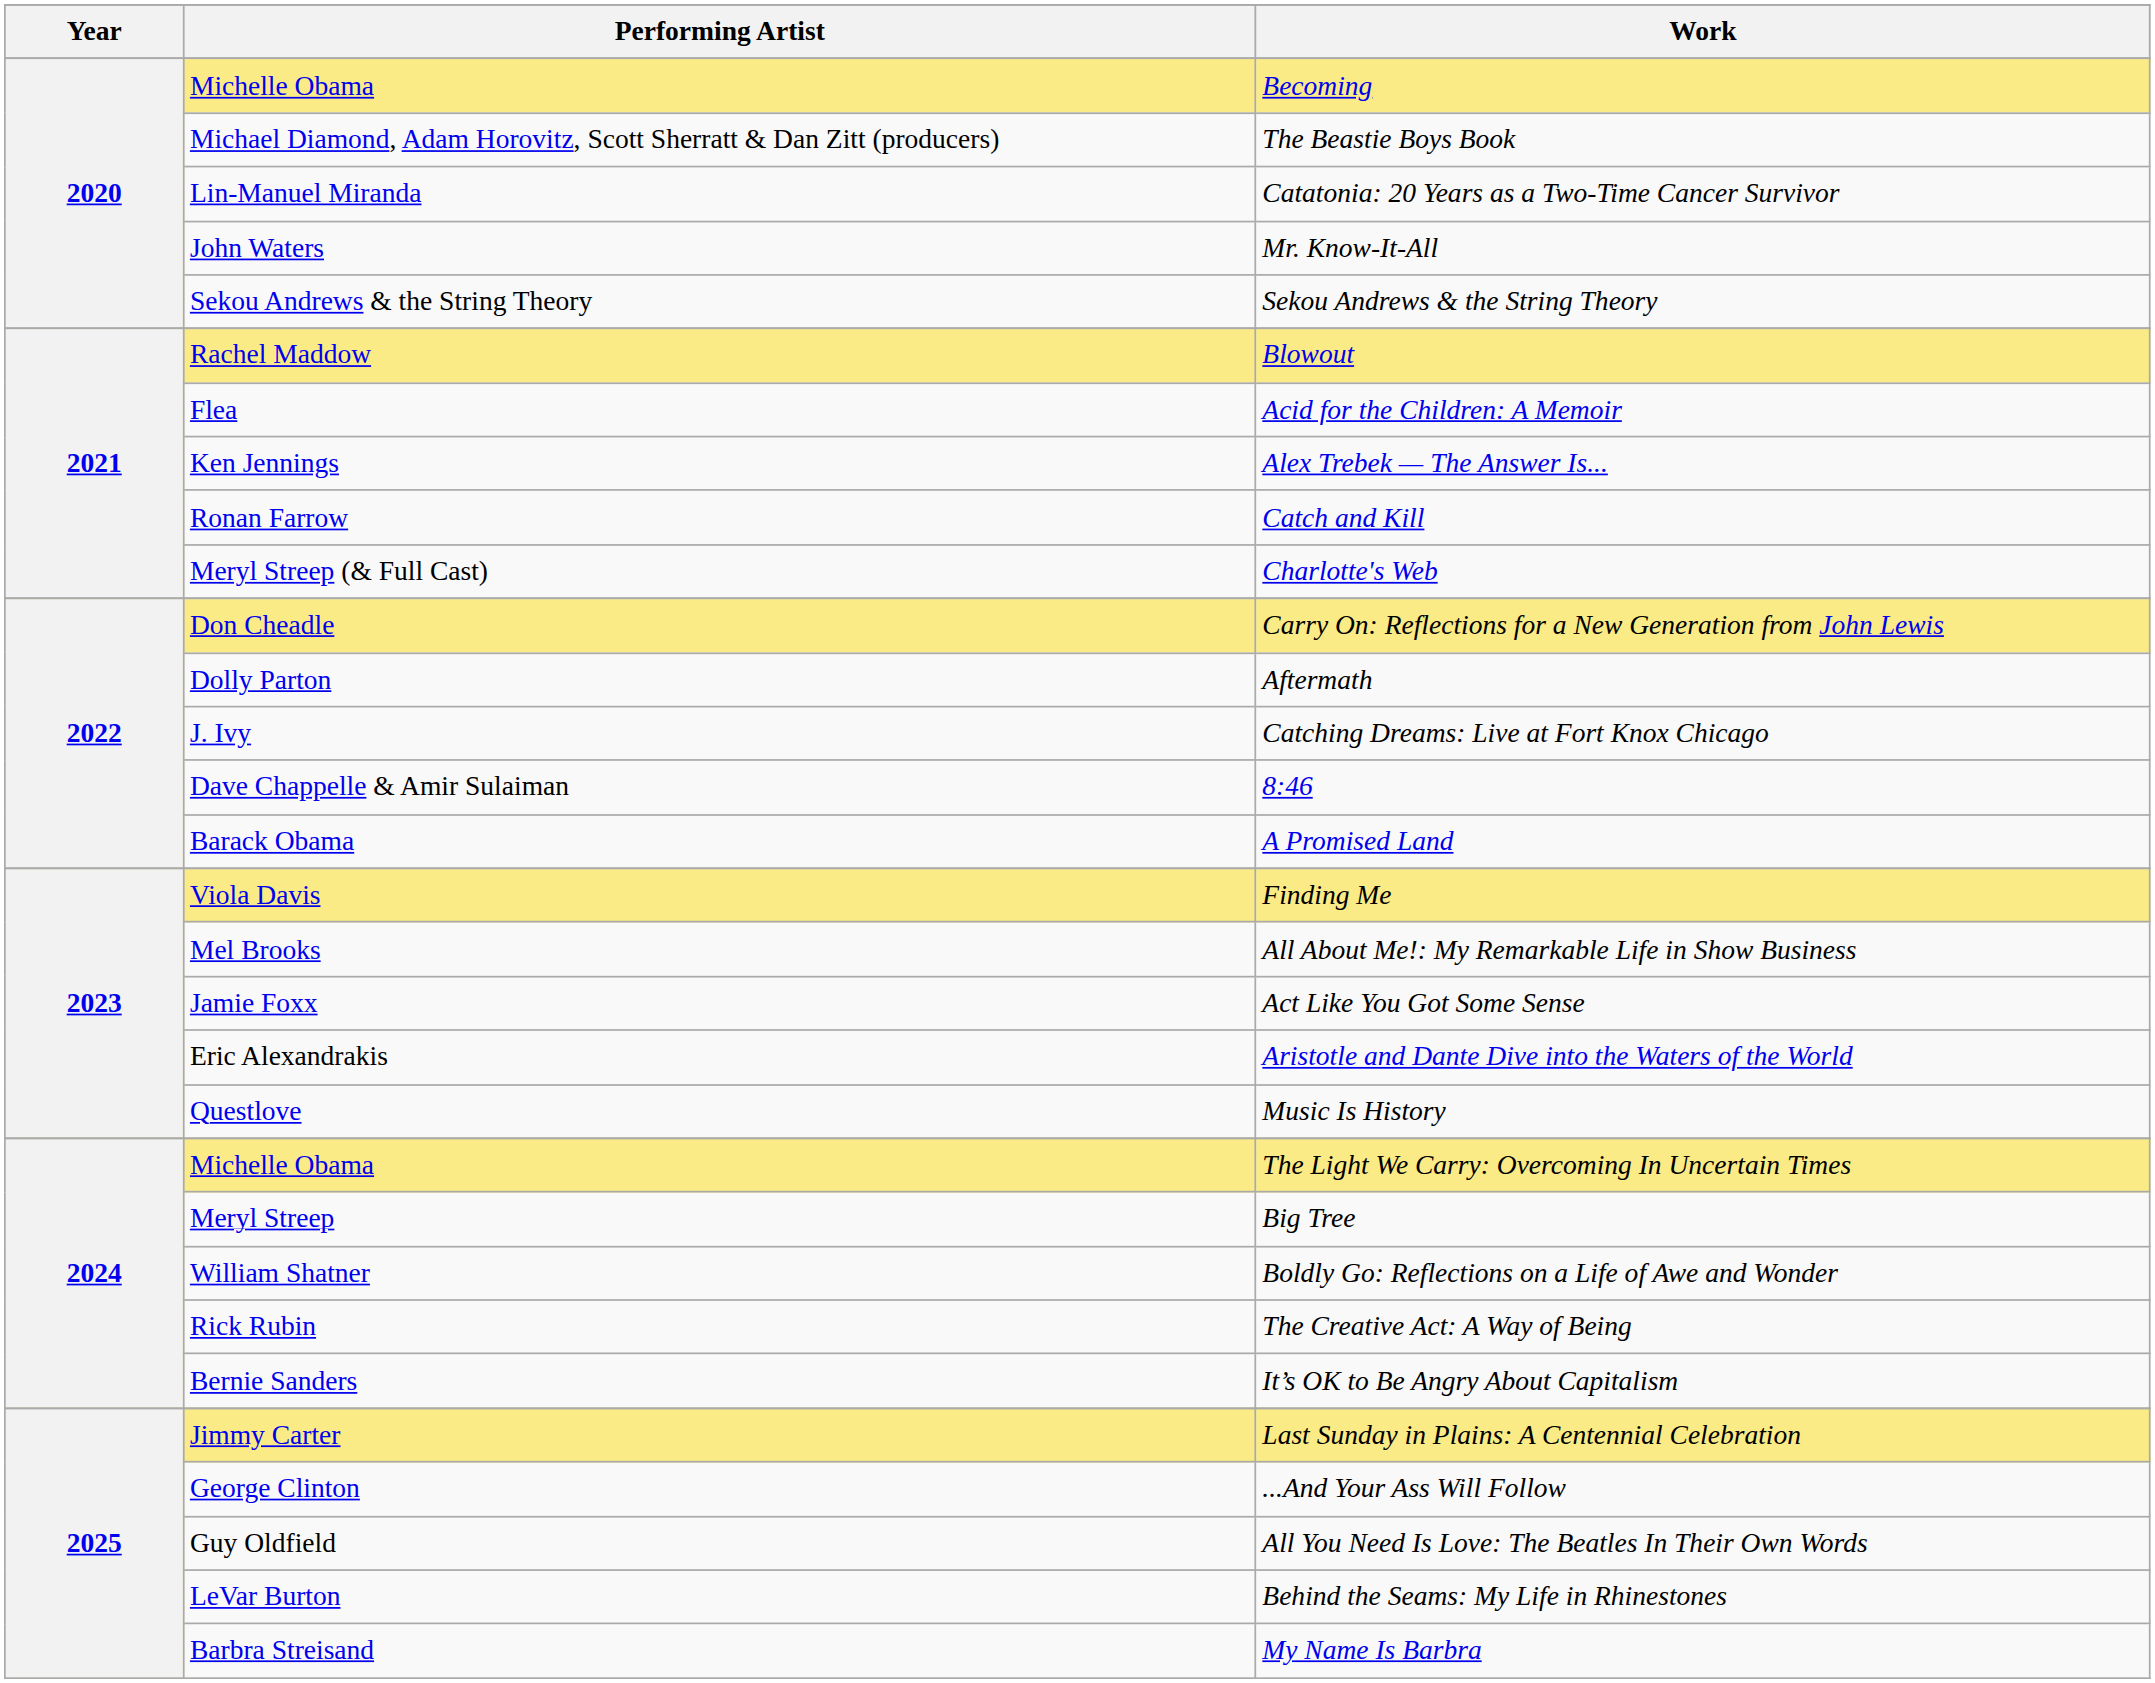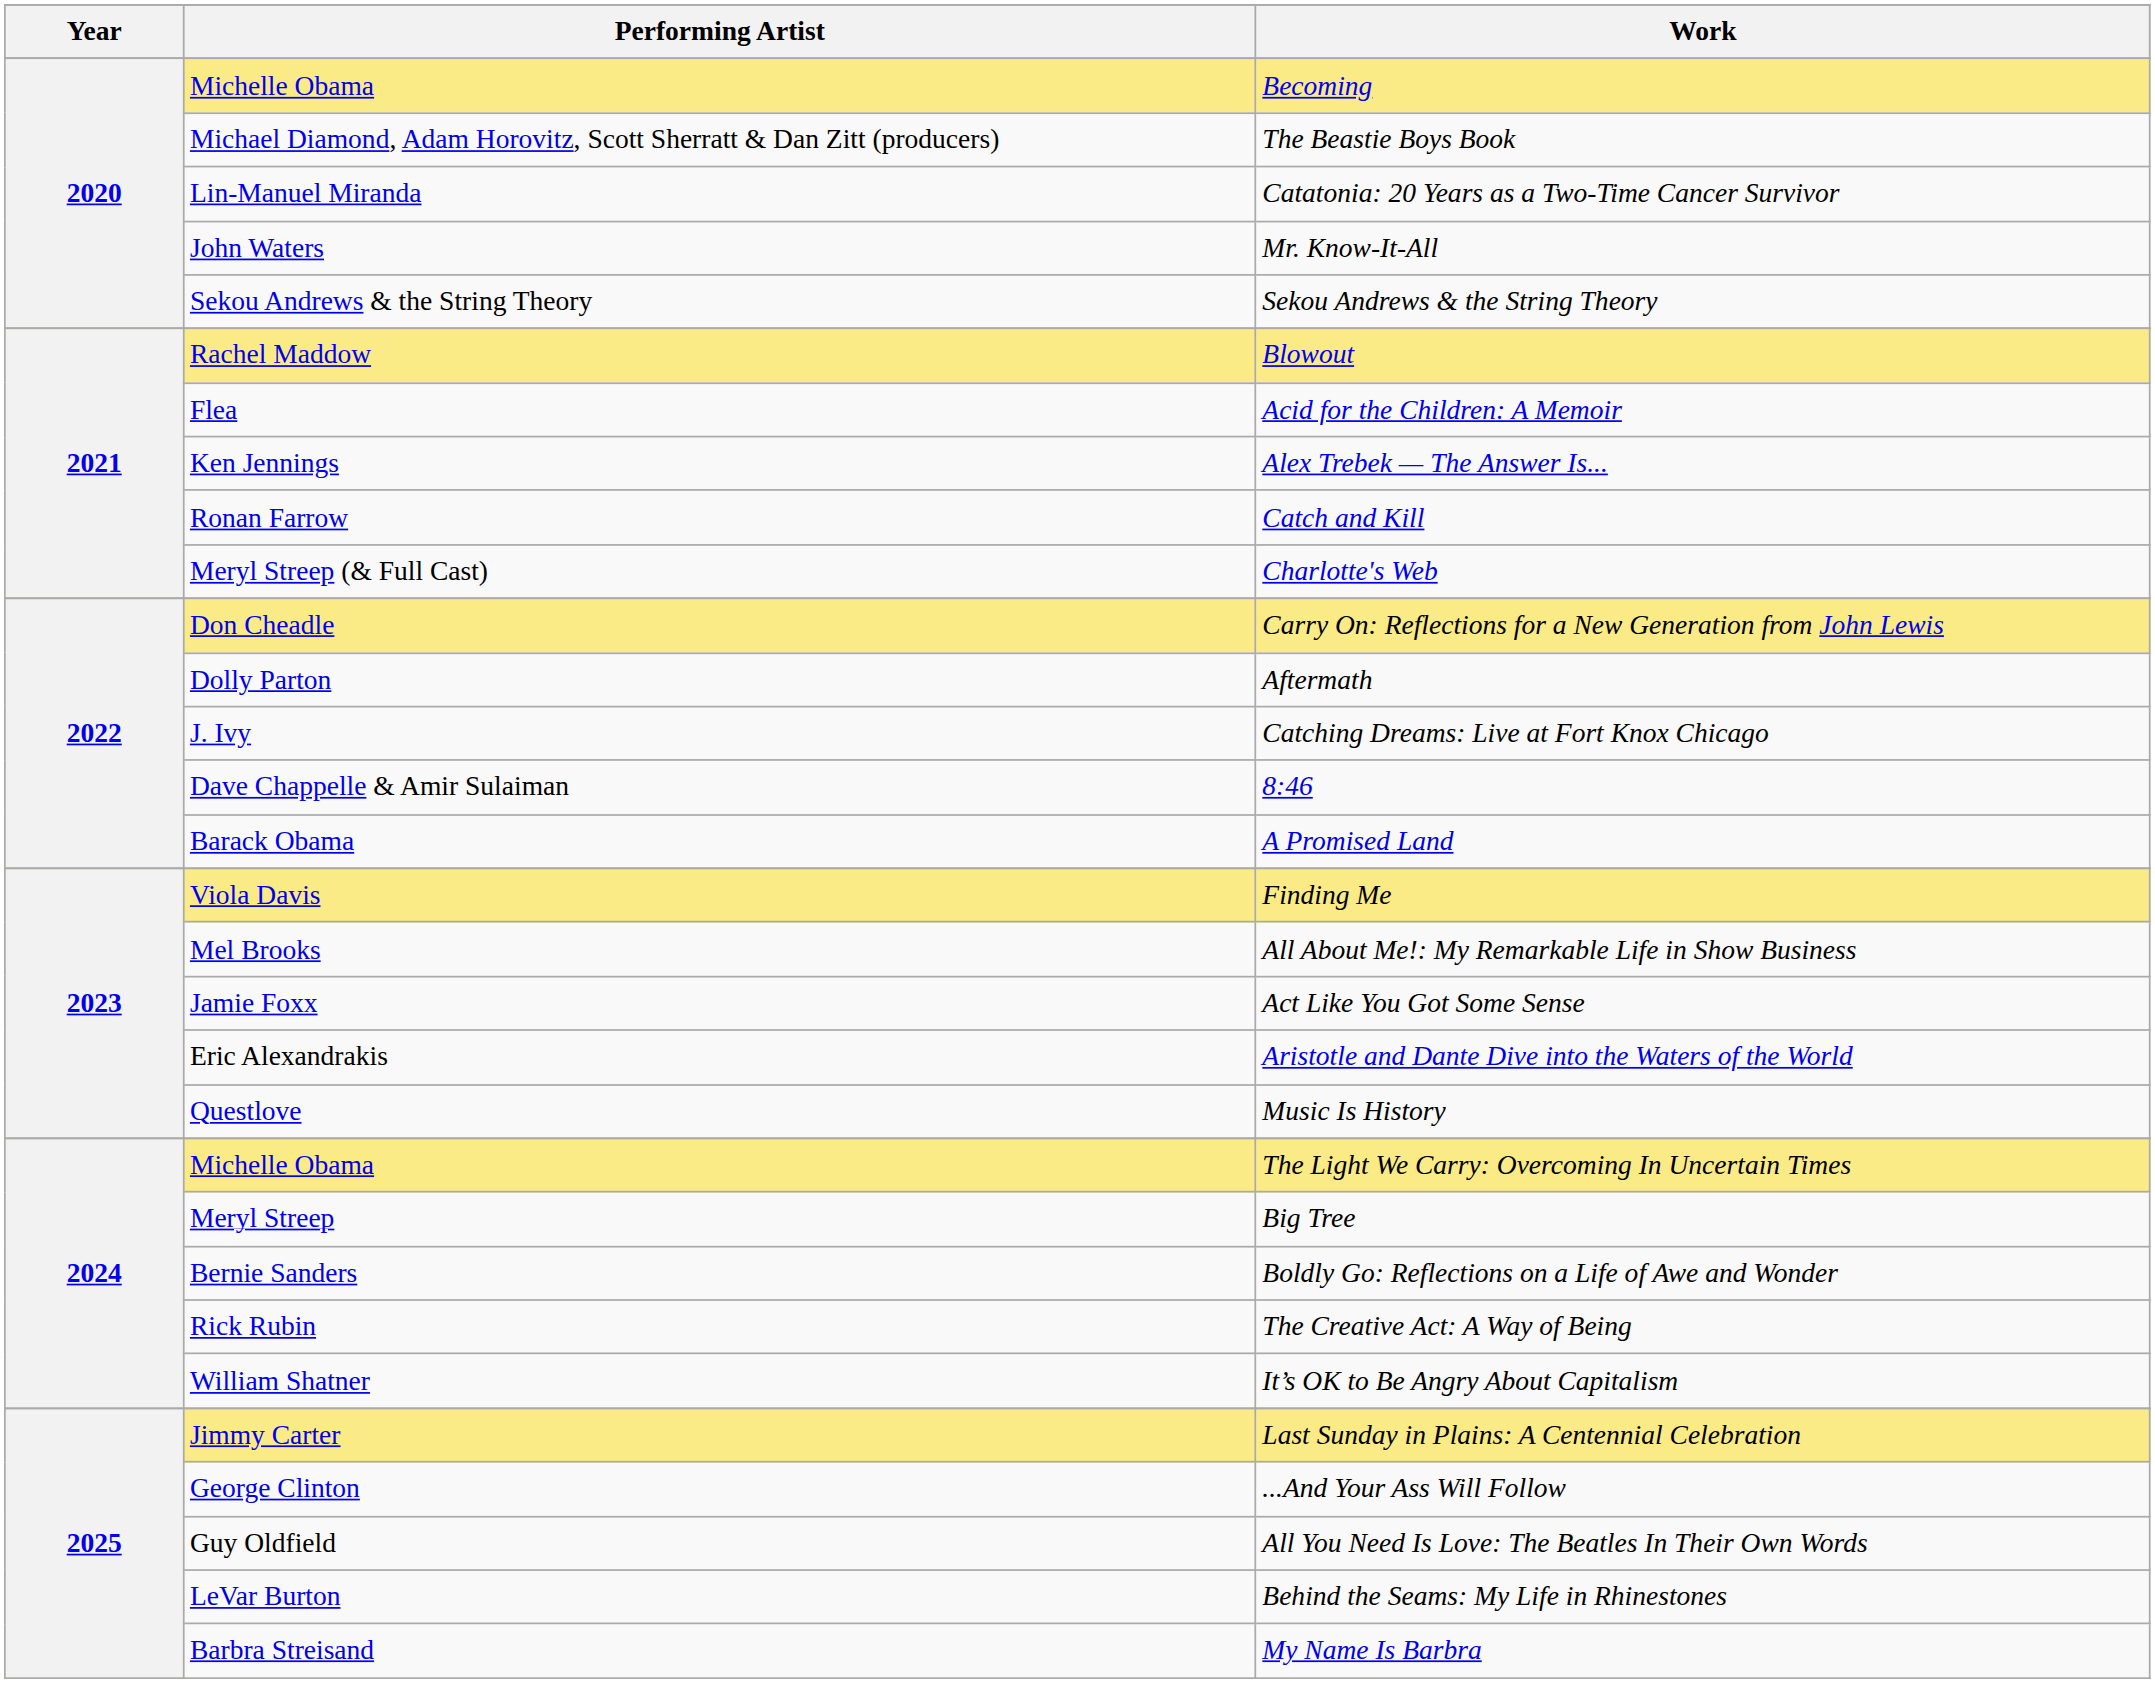(280, 1272) William Shatner -> (274, 1272) Bernie Sanders
(274, 1380) Bernie Sanders -> (280, 1380) William Shatner
